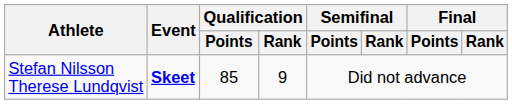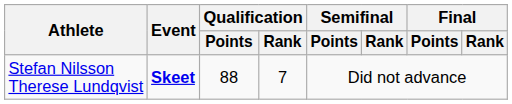(229, 77) 85 -> (229, 77) 88
(282, 77) 9 -> (282, 77) 7
